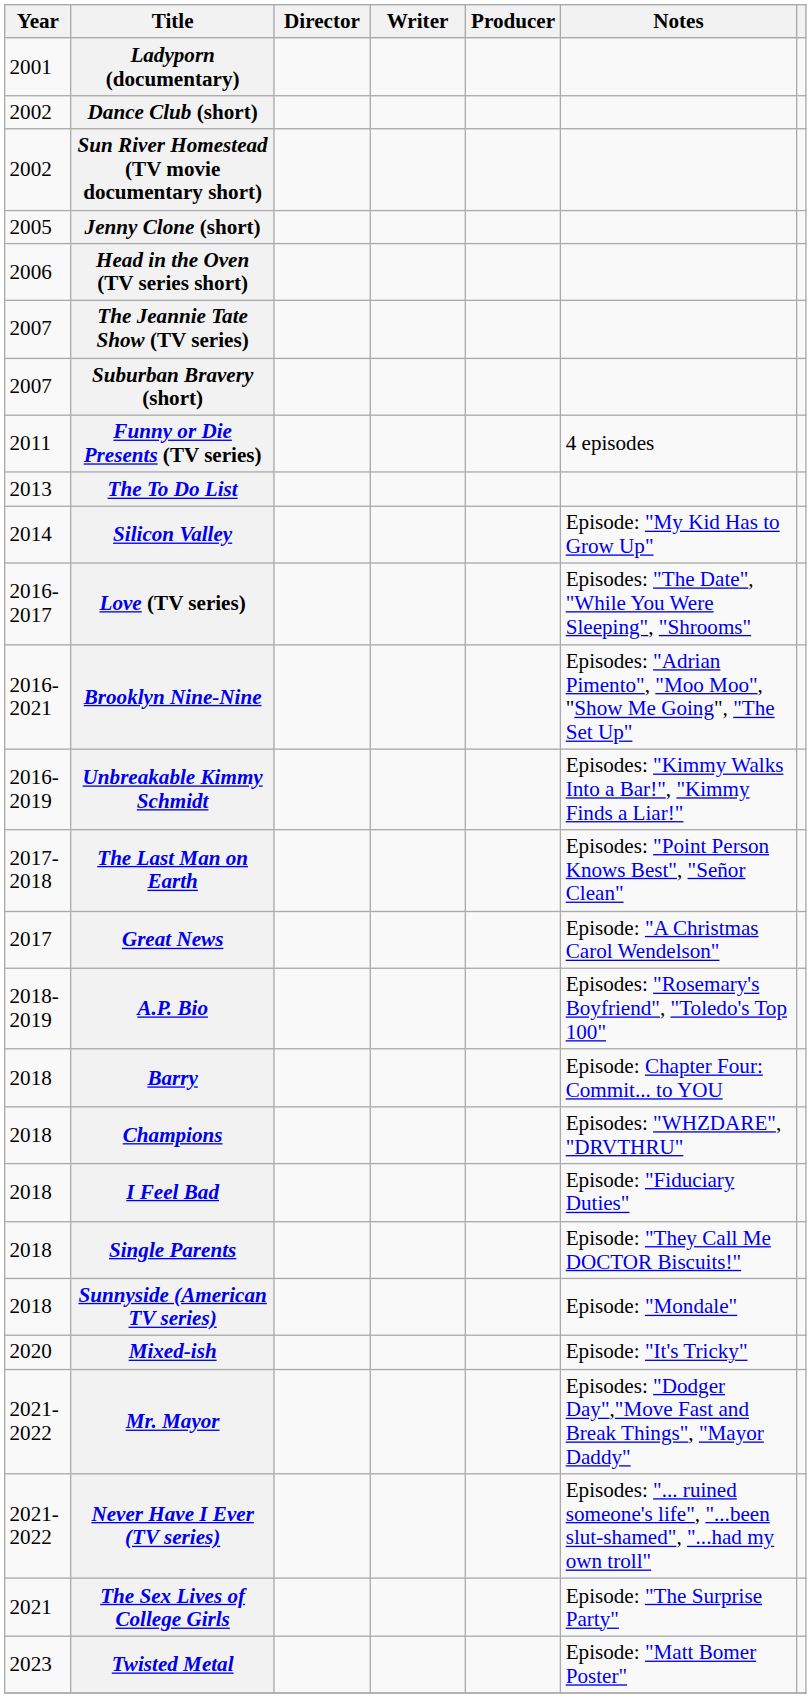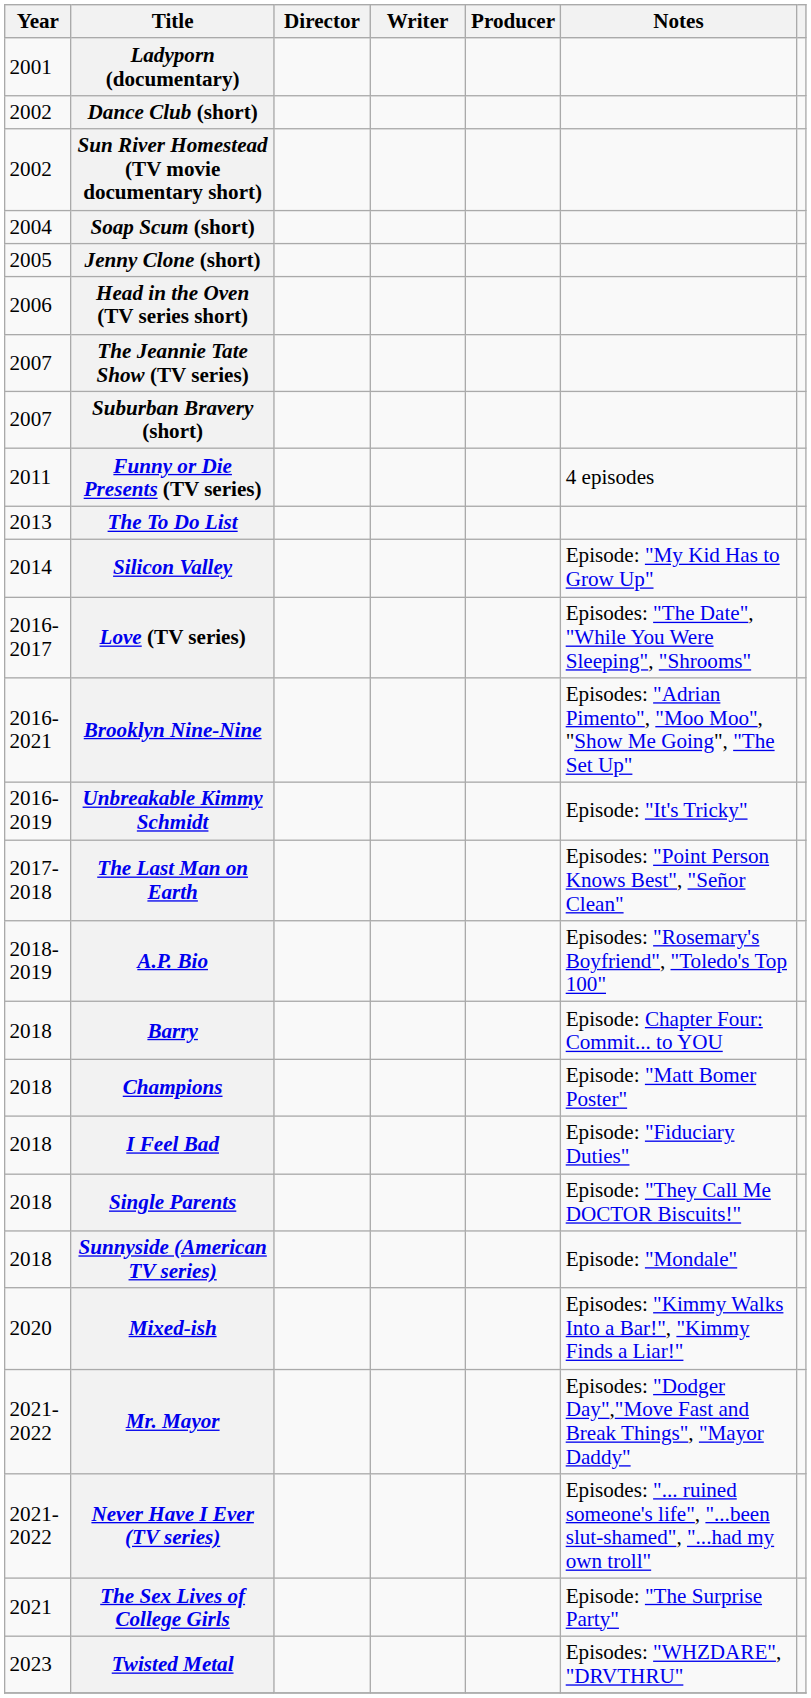+ row: (173, 226)
(675, 789) Episodes: "Kimmy Walks Into a Bar!", "Kimmy Finds a Liar!" -> (657, 810) Episode: "It's Tricky"
- row: (173, 939)
(673, 1134) Episodes: "WHZDARE", "DRVTHRU" -> (661, 1087) Episode: "Matt Bomer Poster"
(657, 1352) Episode: "It's Tricky" -> (675, 1328) Episodes: "Kimmy Walks Into a Bar!", "Kimmy Finds a Liar!"
(661, 1664) Episode: "Matt Bomer Poster" -> (673, 1664) Episodes: "WHZDARE", "DRVTHRU"
